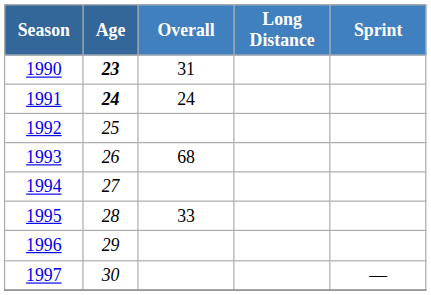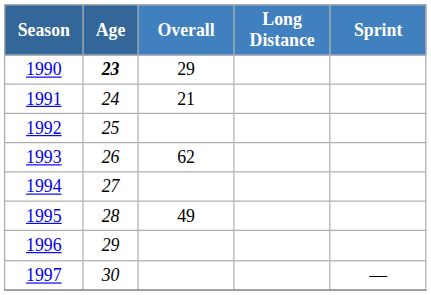(186, 69) 31 -> (186, 69) 29
(111, 99) bold -> (111, 99) normal
(186, 99) 24 -> (186, 99) 21
(186, 157) 68 -> (186, 157) 62
(186, 216) 33 -> (186, 216) 49
